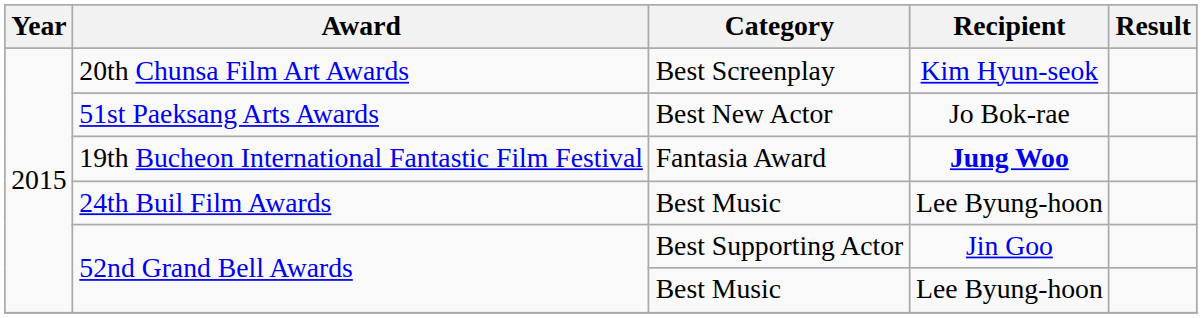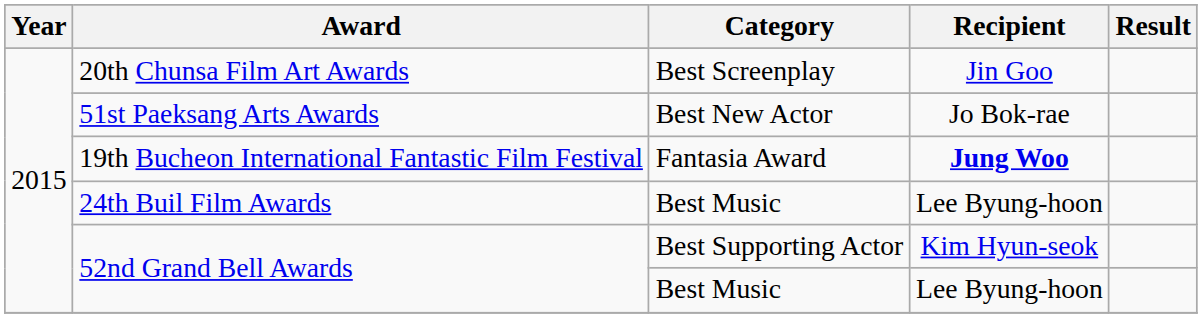(1009, 70) Kim Hyun-seok -> (1009, 70) Jin Goo
(1009, 245) Jin Goo -> (1009, 245) Kim Hyun-seok
